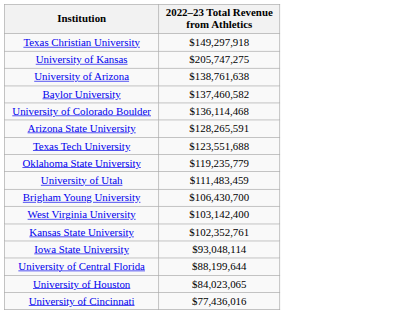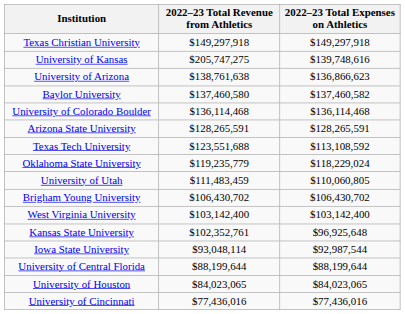+ column: (340, 19)
(219, 94) $137,460,582 -> (219, 94) $137,460,580
(219, 197) $106,430,700 -> (219, 197) $106,430,702
